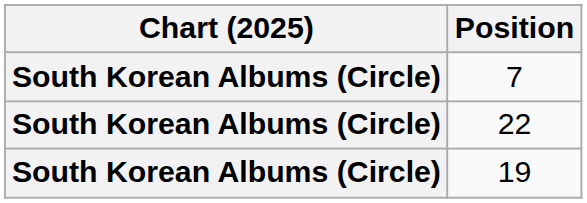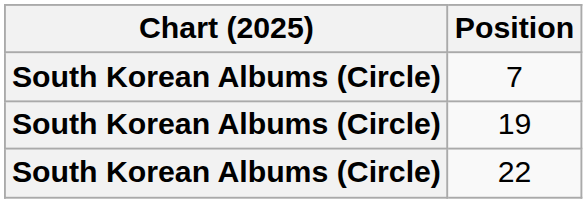rows swapped: (514, 172) <-> (514, 124)
